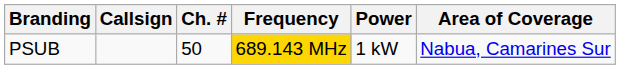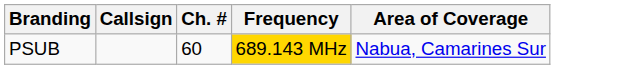- column: (384, 19)
(192, 49) 50 -> (192, 49) 60
